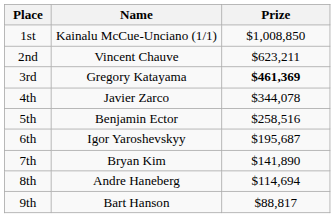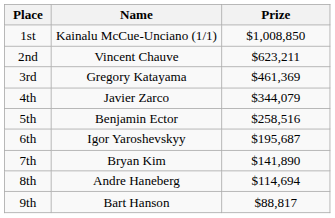(276, 77) bold -> (276, 77) normal
(276, 98) $344,078 -> (276, 98) $344,079
